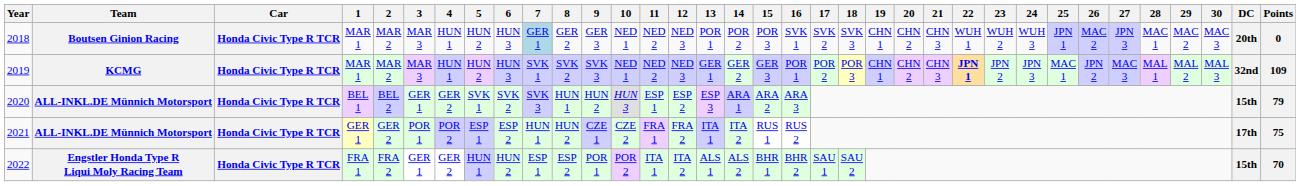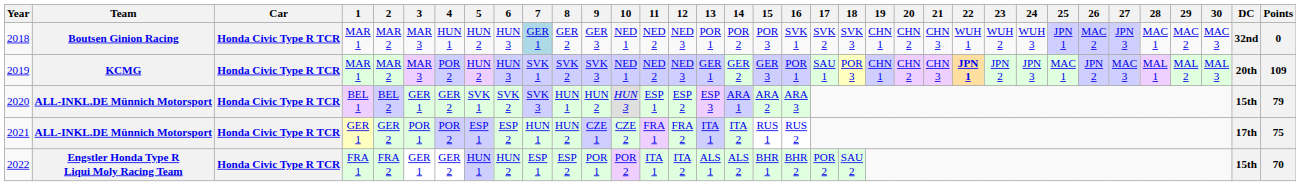(1246, 38) 20th -> (1246, 38) 32nd
(449, 69) HUN 1 -> (449, 69) POR 2
(824, 69) POR 2 -> (824, 69) SAU 1
(1246, 69) 32nd -> (1246, 69) 20th
(824, 164) SAU 1 -> (824, 164) POR 2
